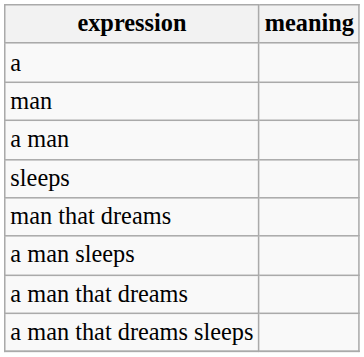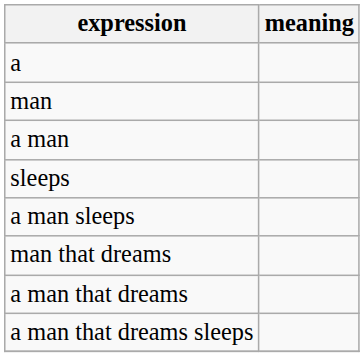rows swapped: (72, 255) <-> (91, 216)
